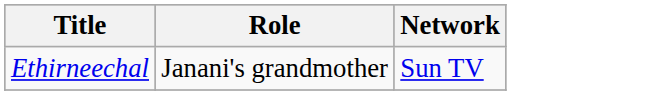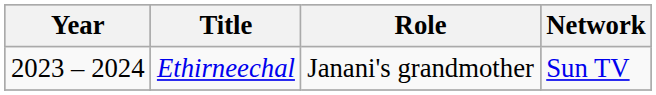+ column: (78, 25)
